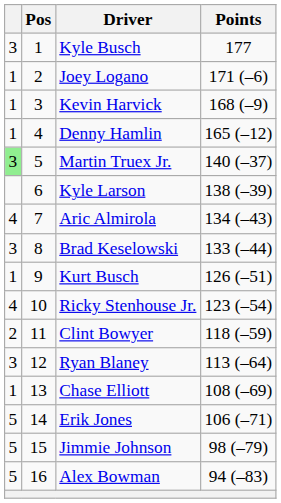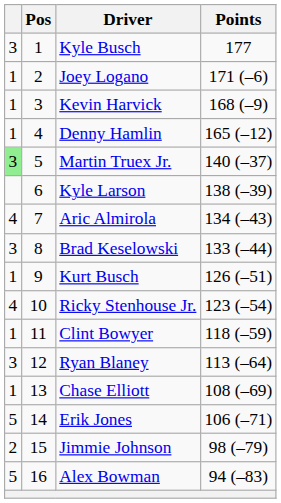(13, 333) 2 -> (13, 333) 1
(13, 447) 5 -> (13, 447) 2
